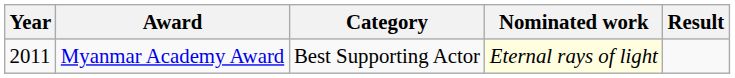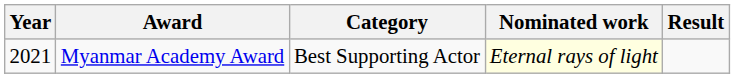(30, 56) 2011 -> (30, 56) 2021
